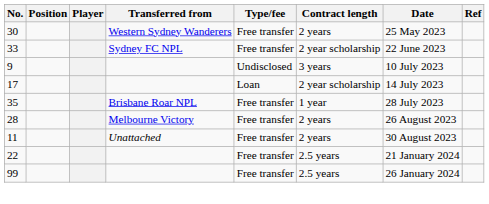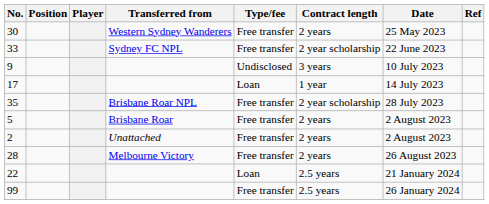(340, 84) 2 year scholarship -> (313, 84) 1 year
(313, 102) 1 year -> (340, 102) 2 year scholarship
+ row: (10, 119)
+ row: (10, 137)
- row: (12, 137)
(265, 155) Free transfer -> (248, 173) Loan
